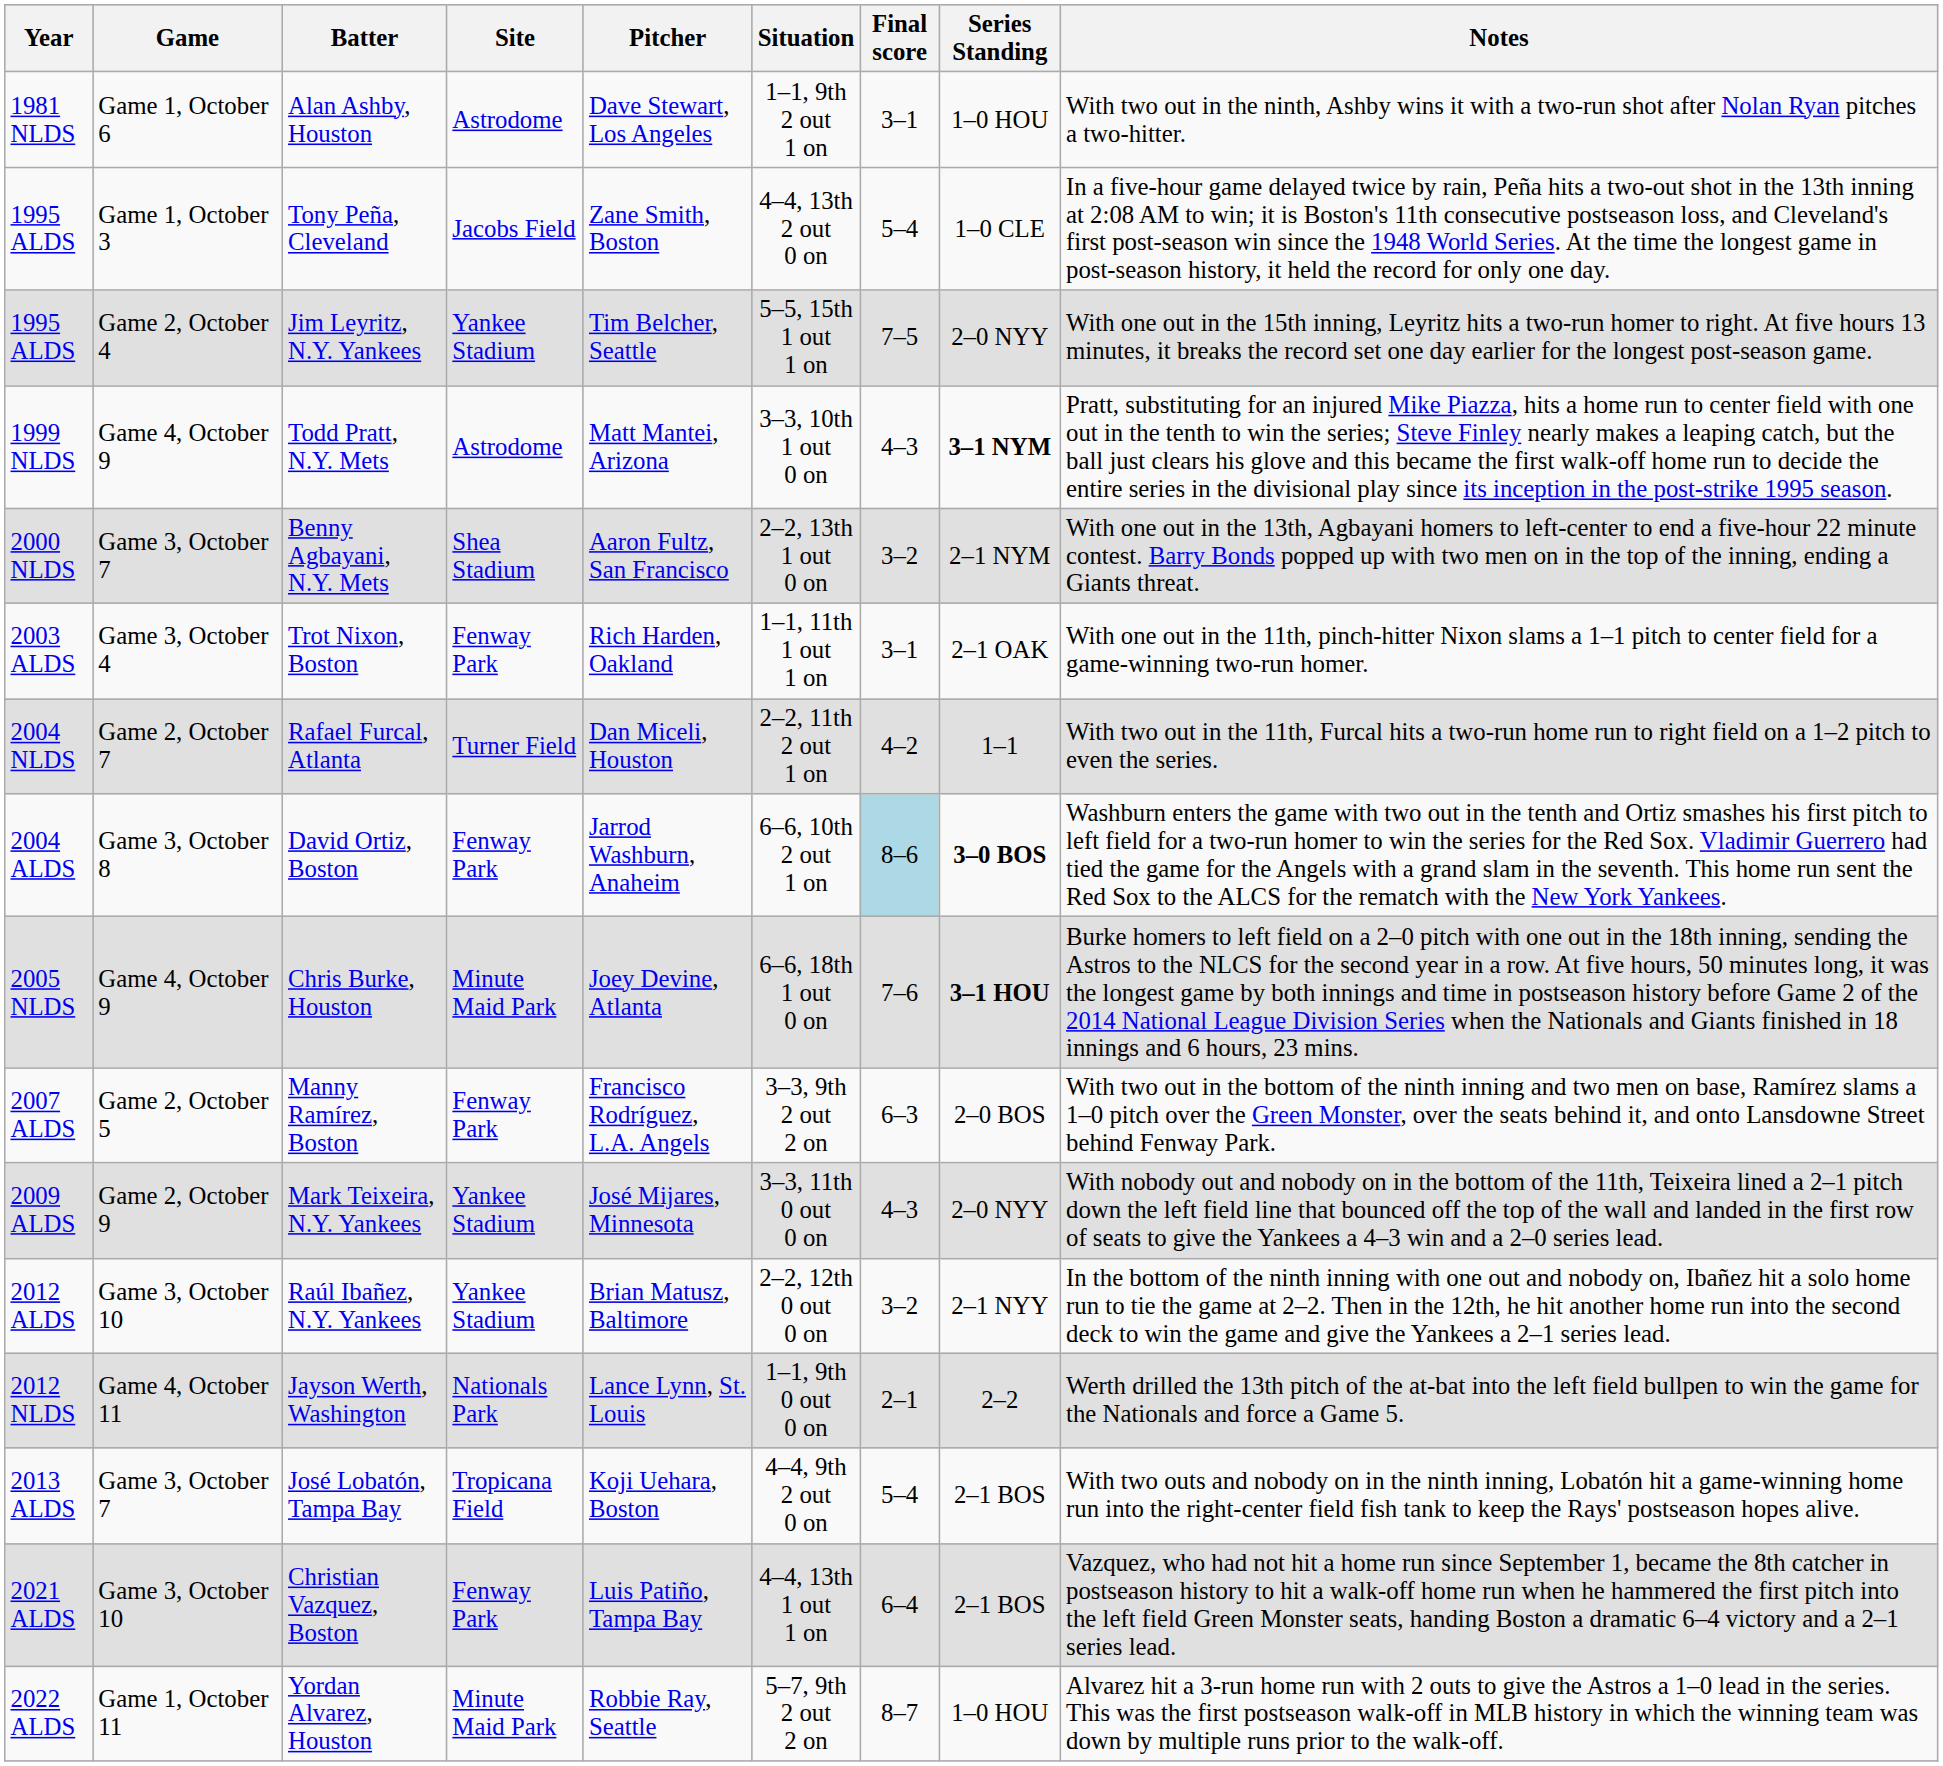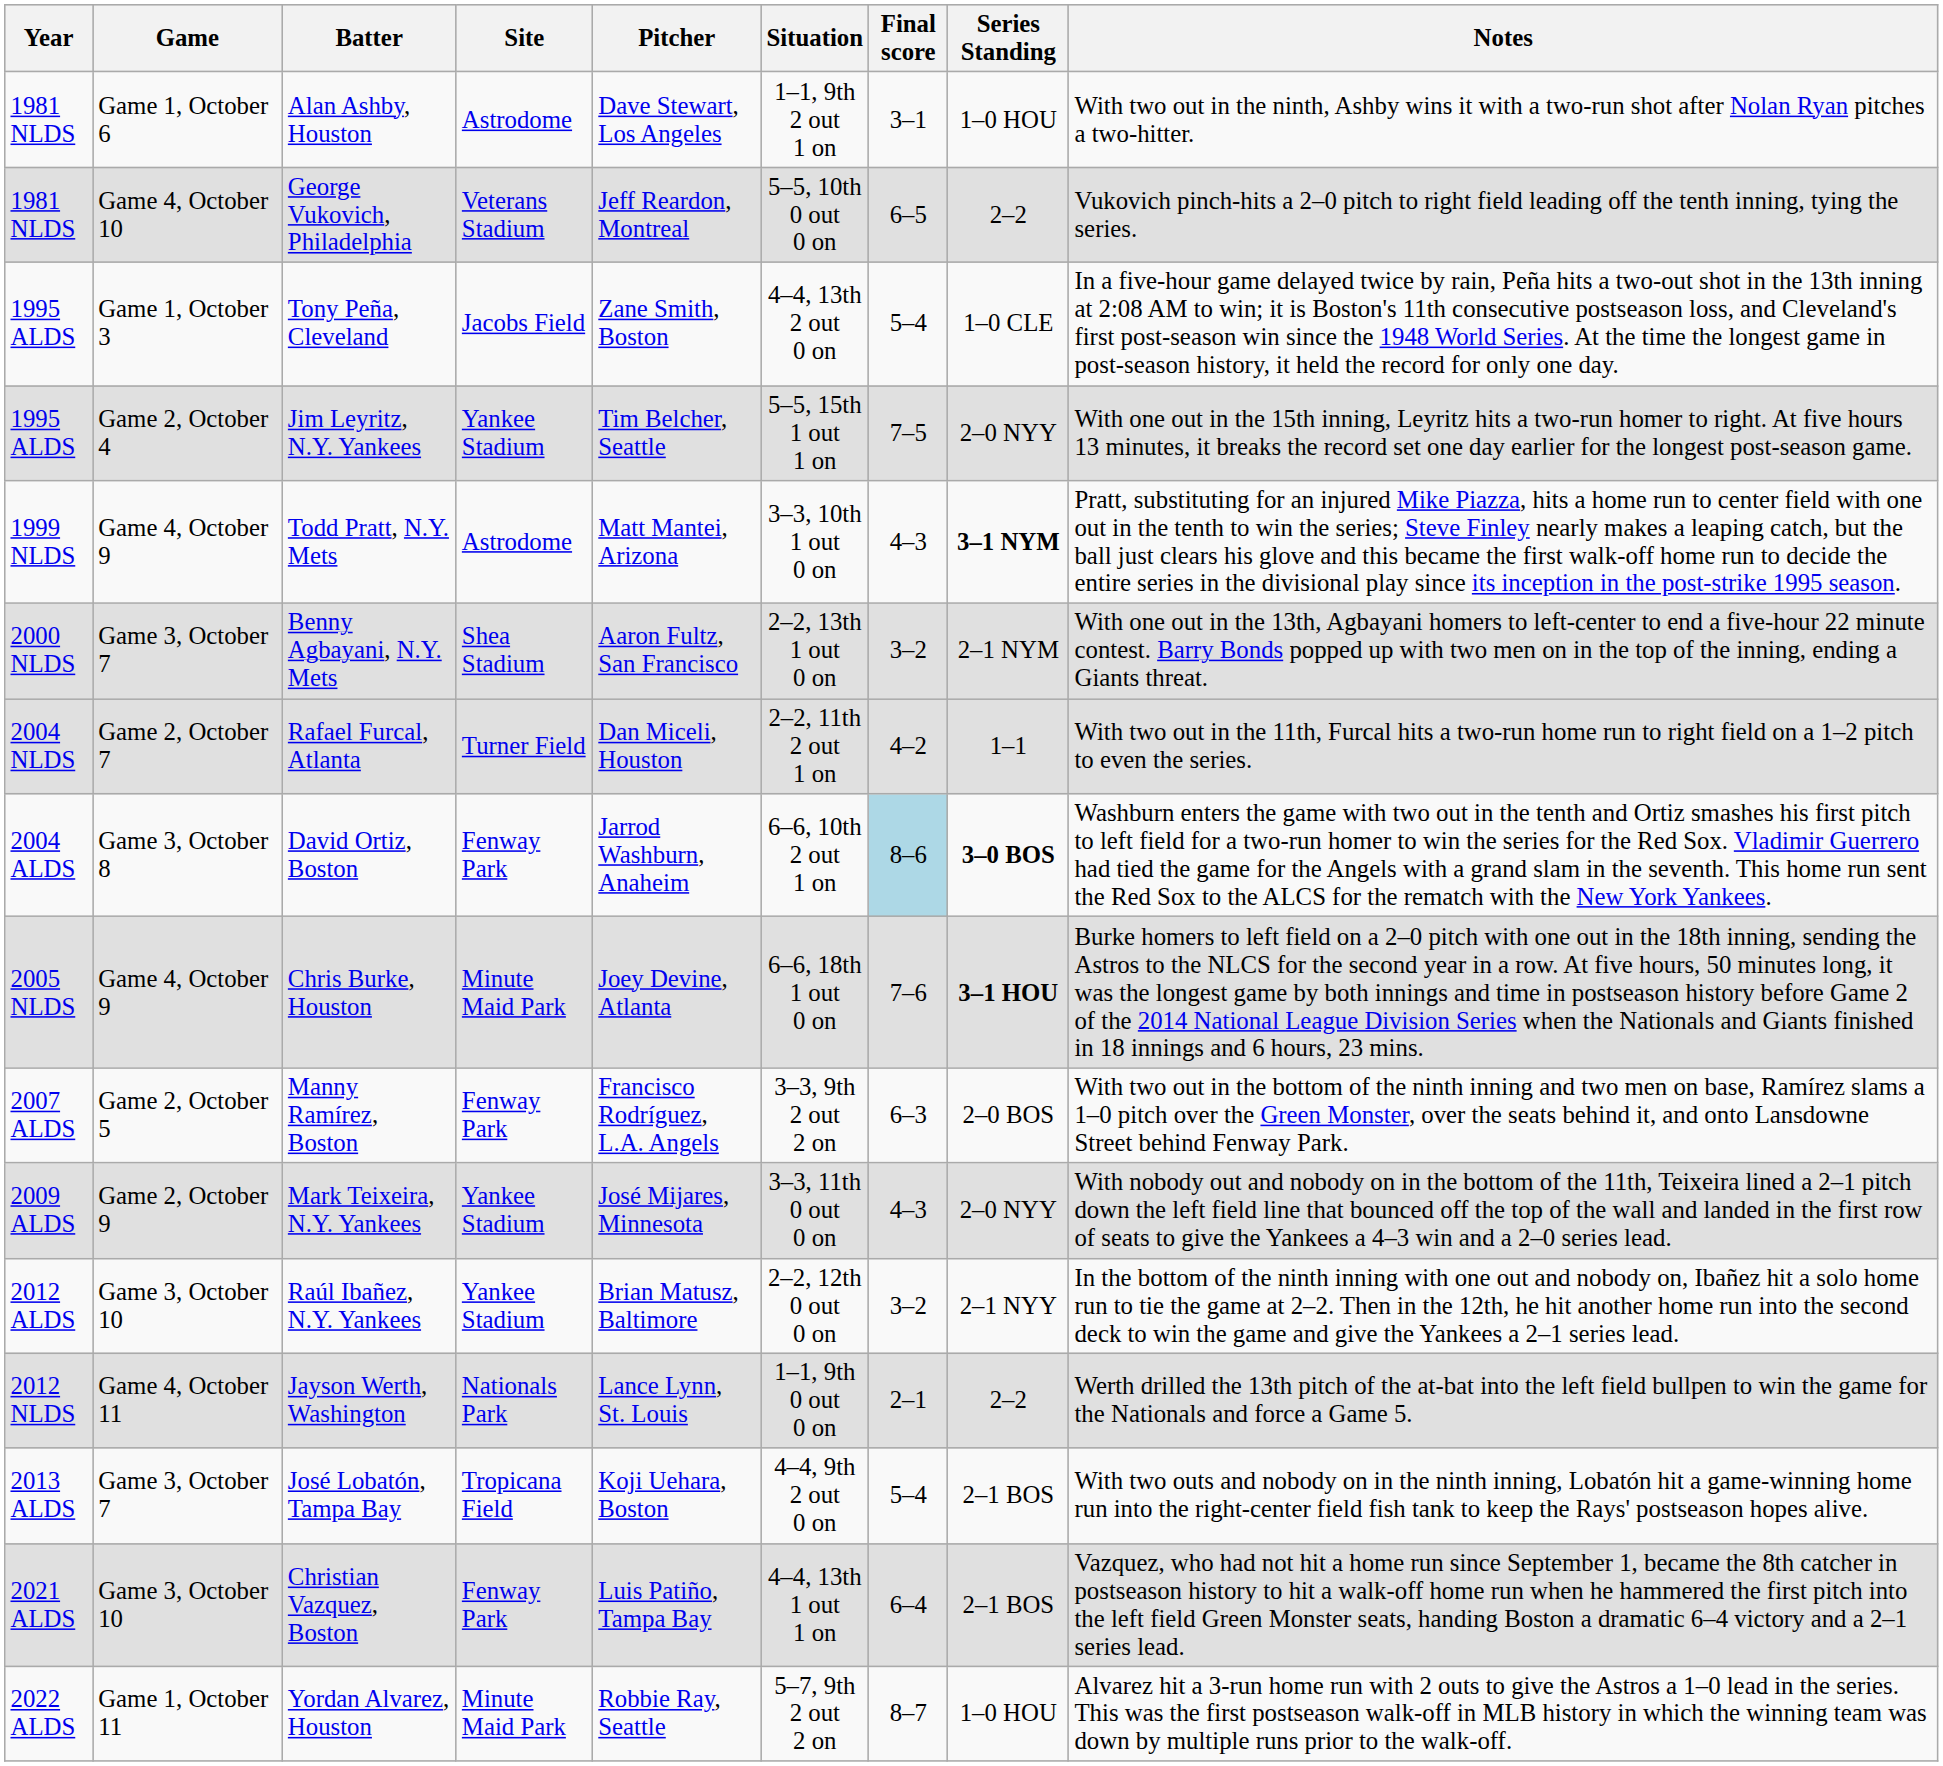+ row: (350, 214)
- row: (346, 650)
